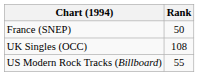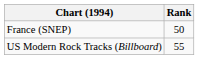- row: (47, 46)
